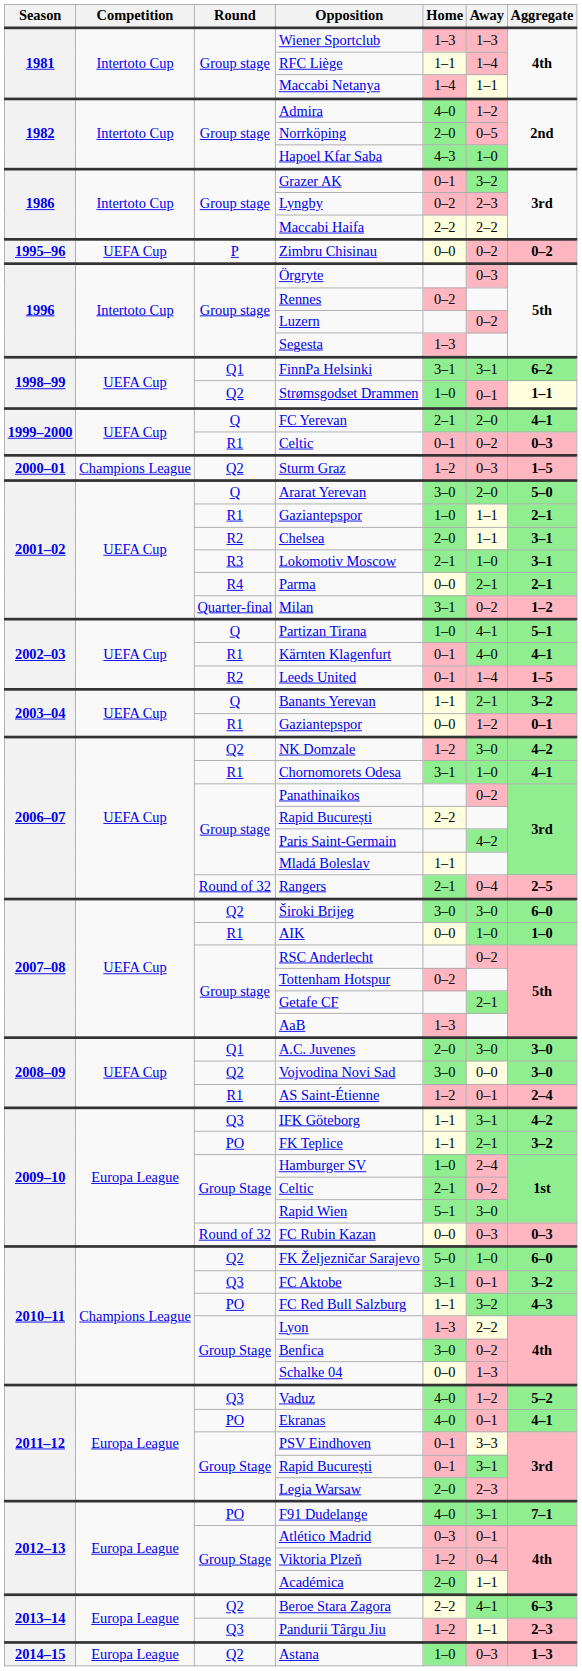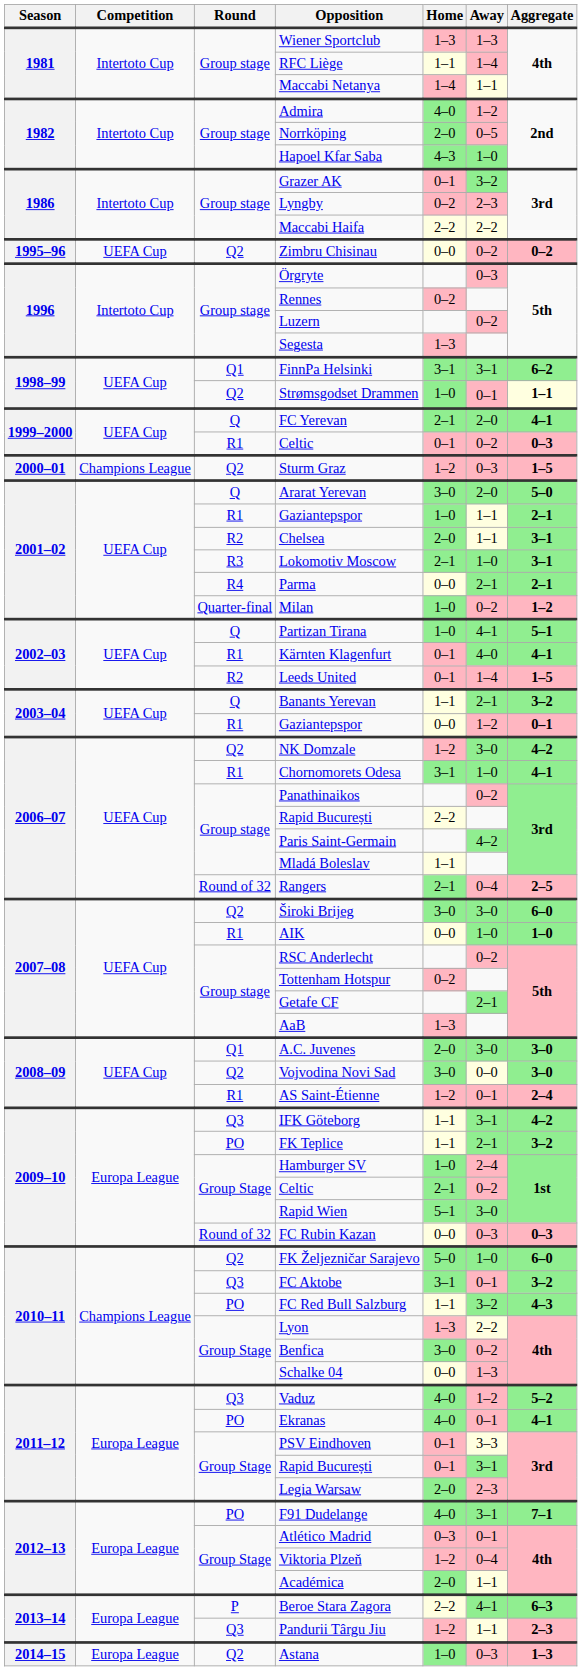(235, 251) P -> (235, 251) Q2
(445, 606) 3–1 -> (445, 606) 1–0
(235, 1606) Q2 -> (235, 1606) P
